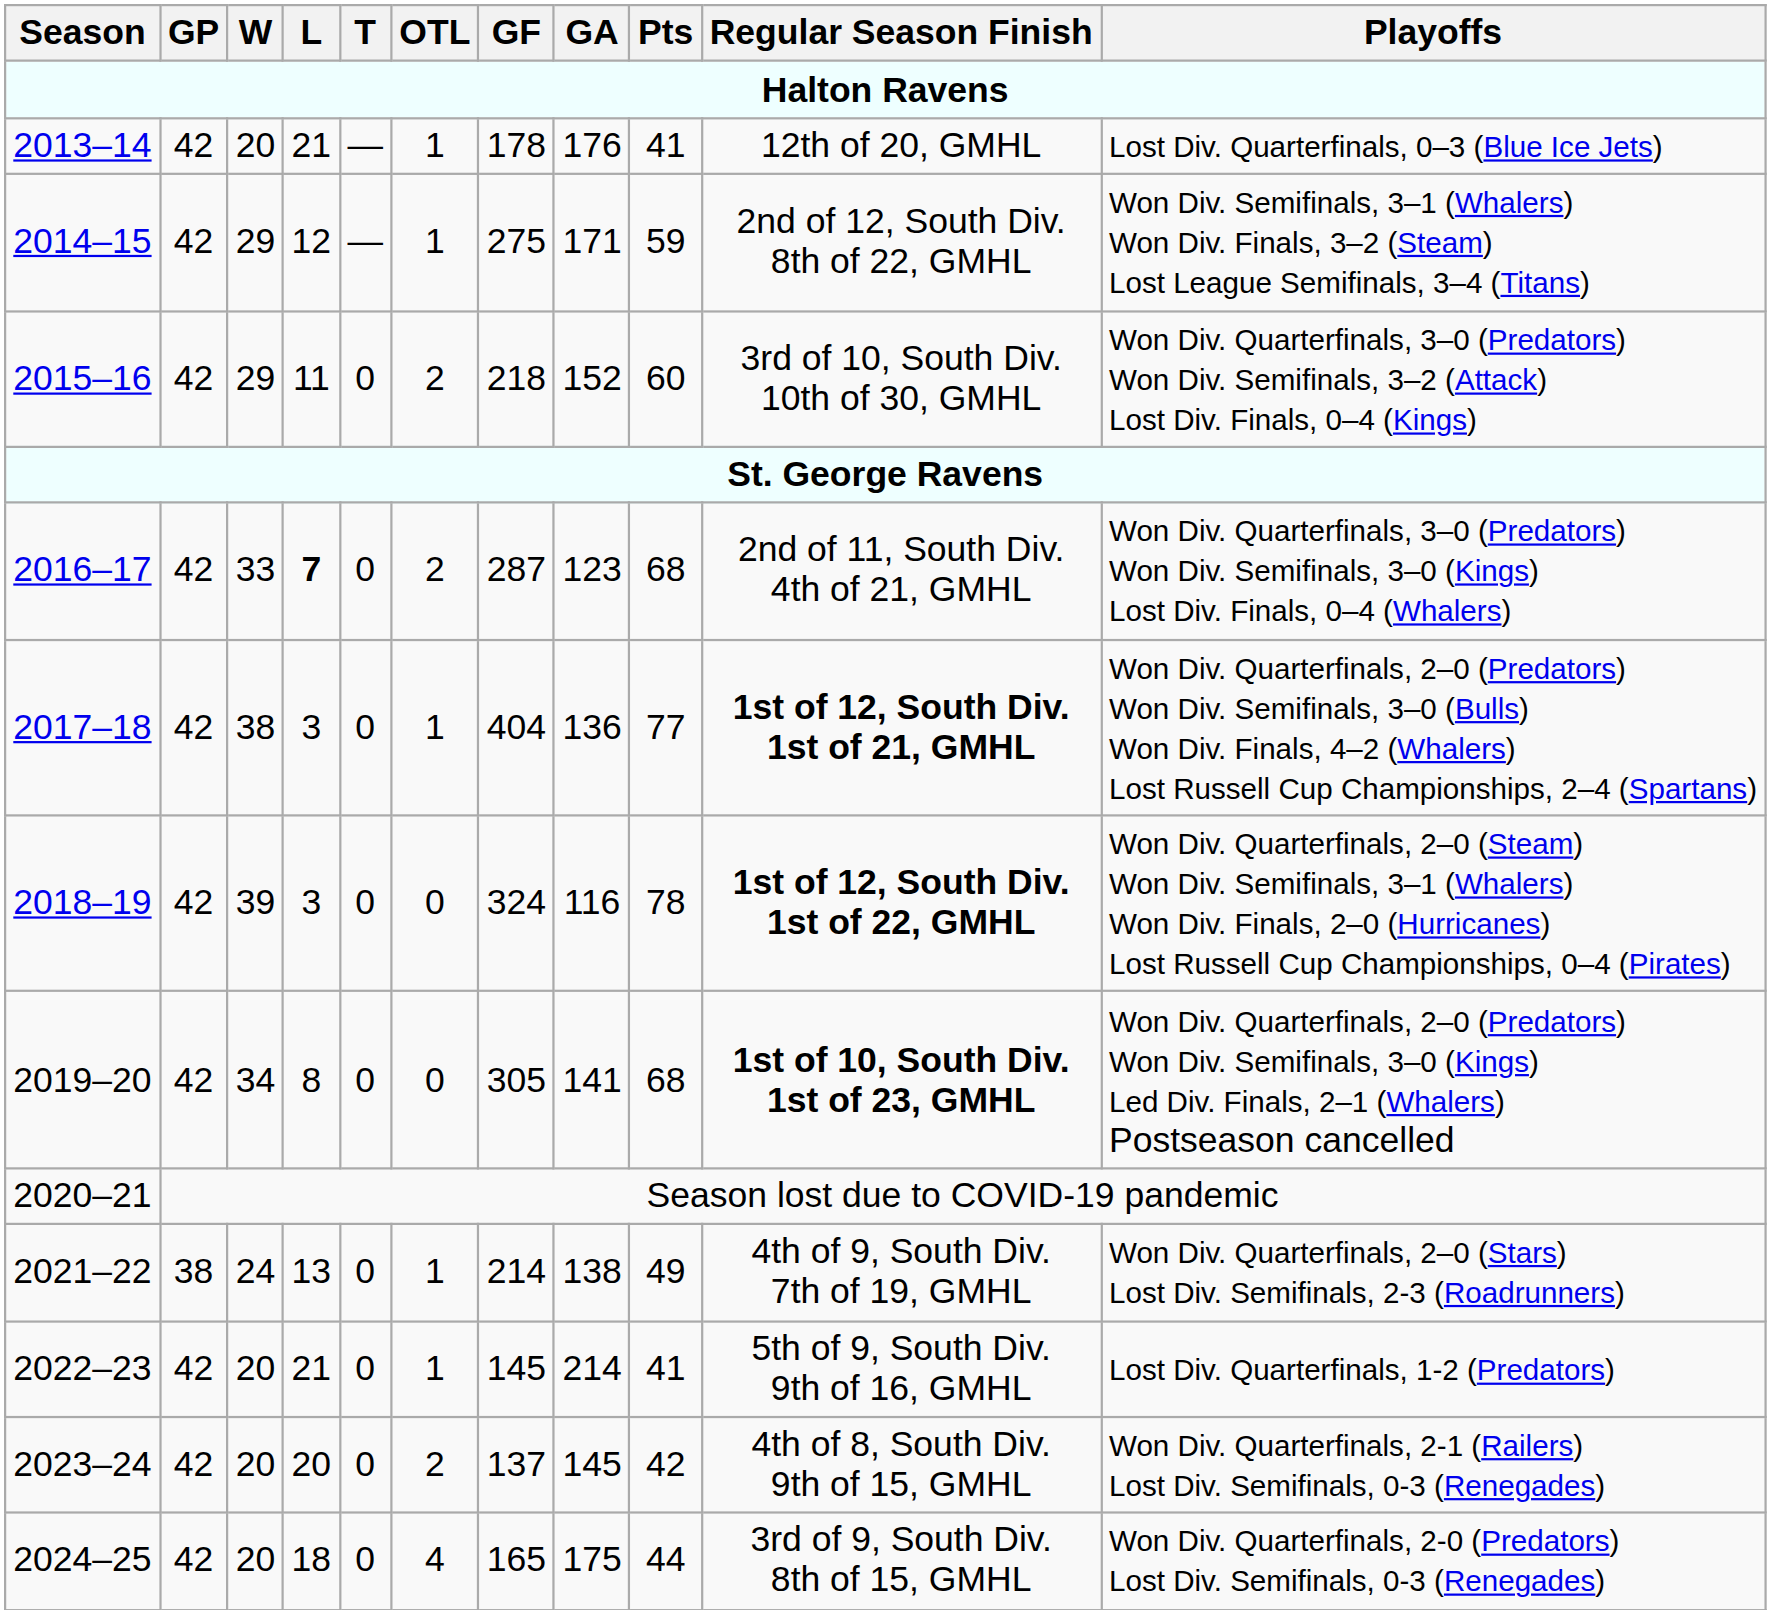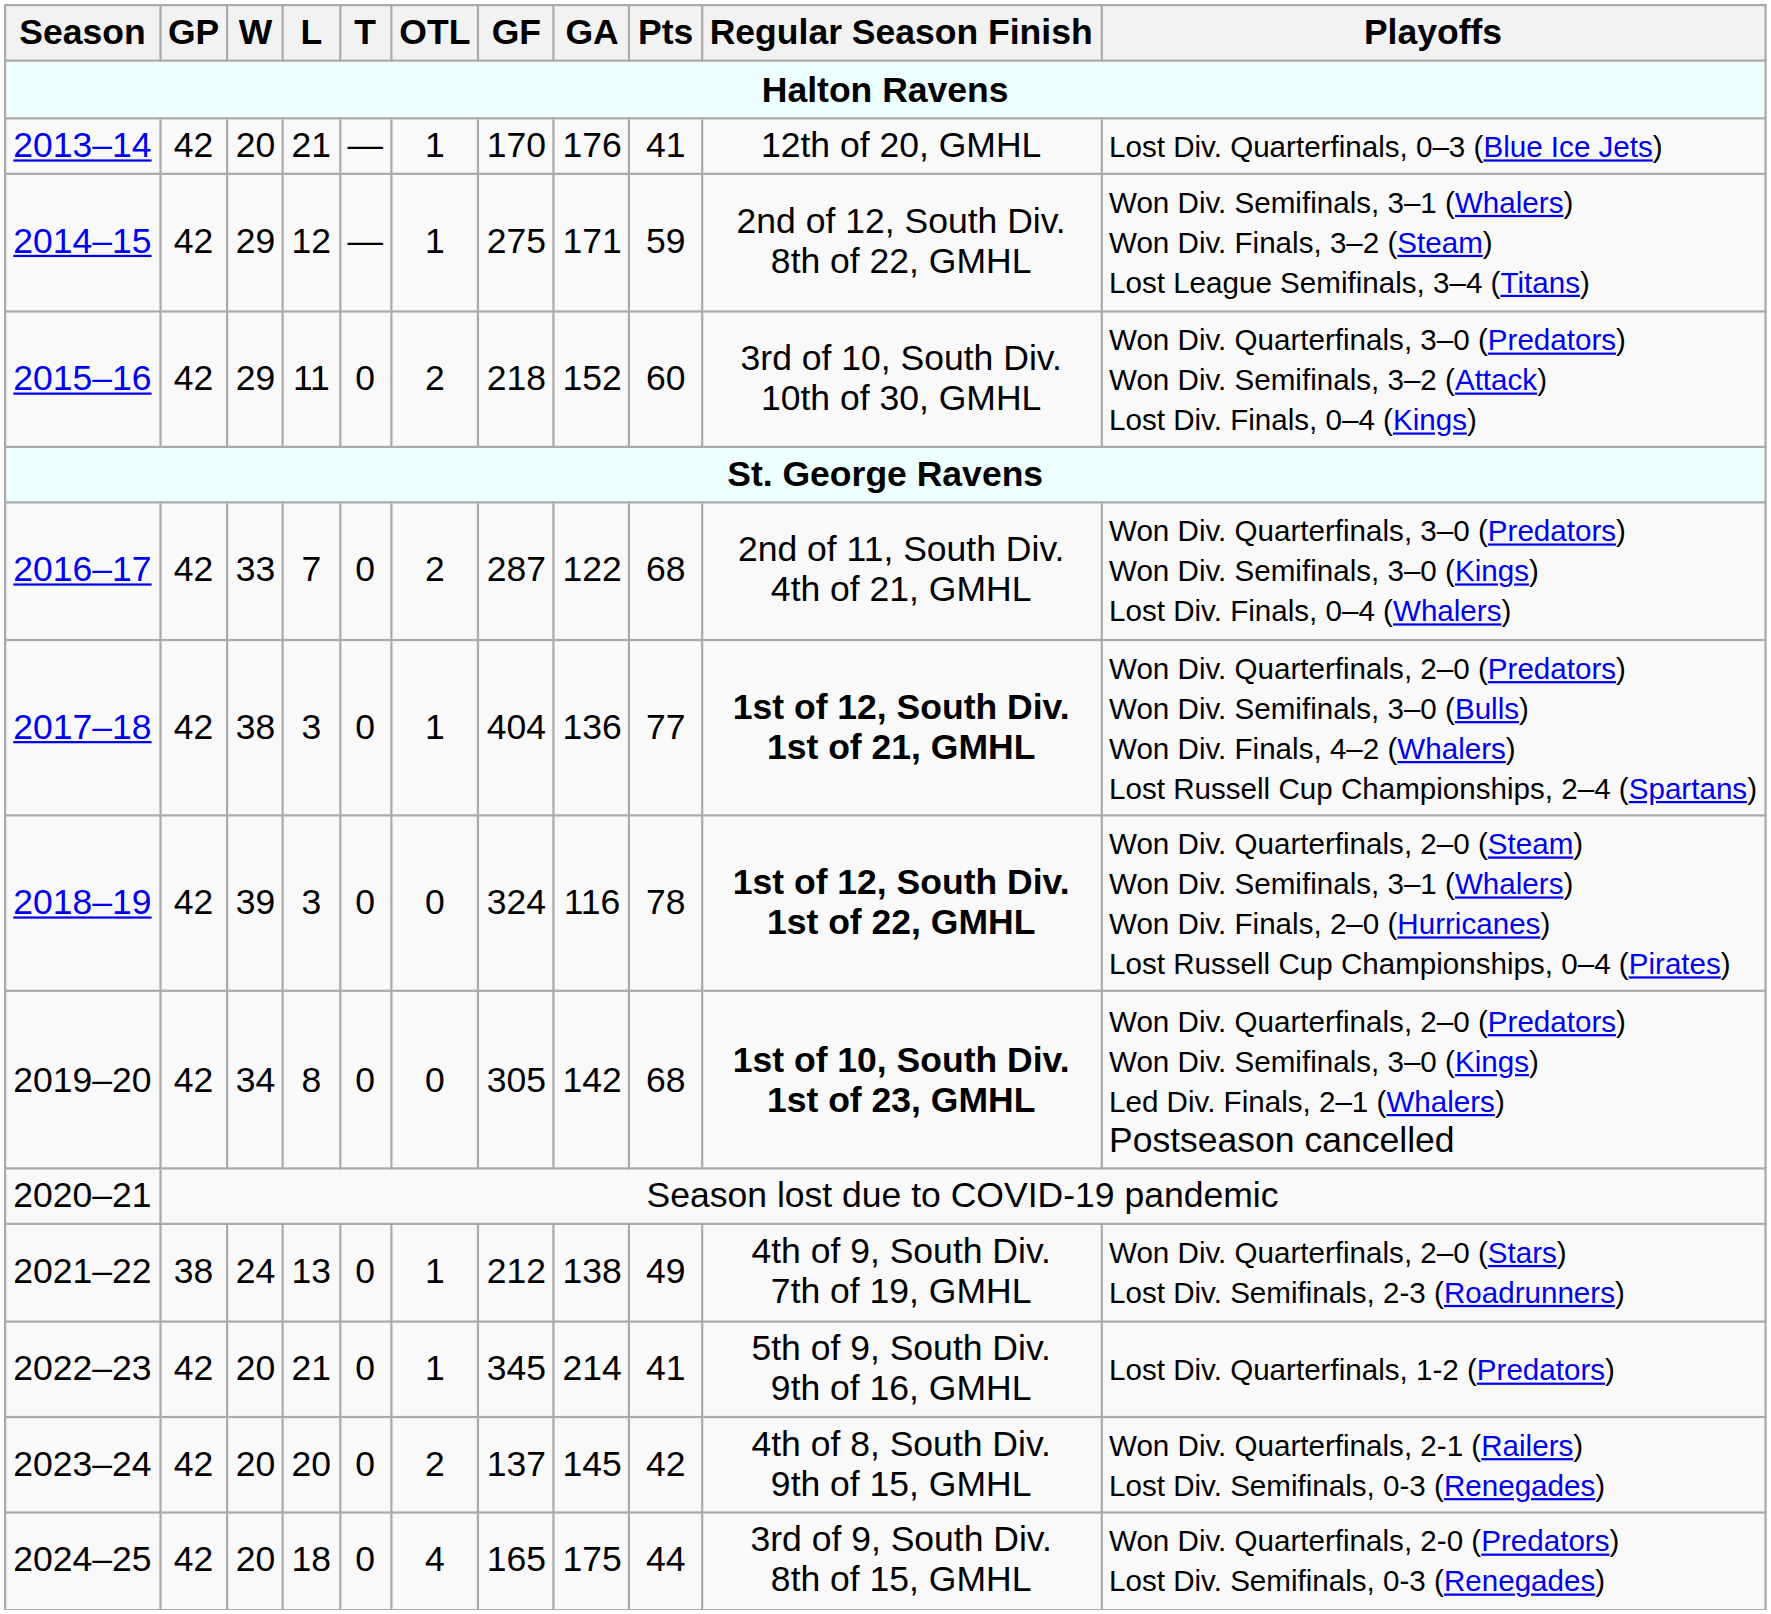(516, 145) 178 -> (516, 145) 170
(311, 570) bold -> (311, 570) normal
(592, 570) 123 -> (592, 570) 122
(592, 1079) 141 -> (592, 1079) 142
(516, 1271) 214 -> (516, 1271) 212
(516, 1367) 145 -> (516, 1367) 345
